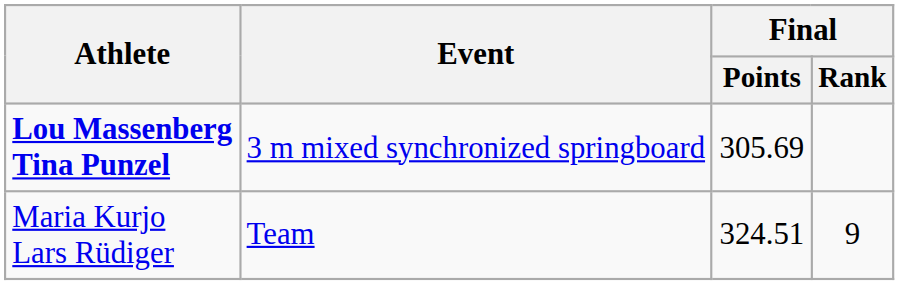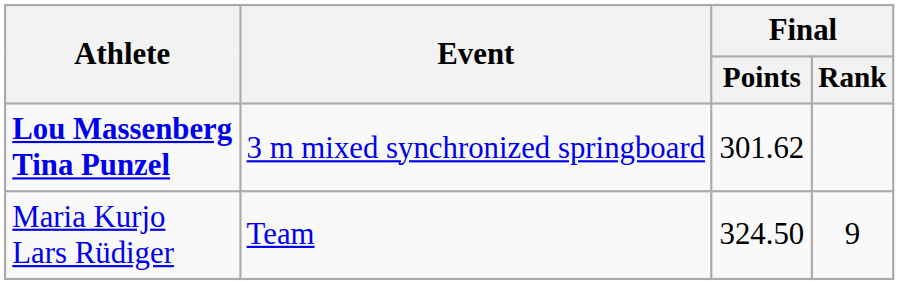(762, 147) 305.69 -> (762, 147) 301.62
(762, 234) 324.51 -> (762, 234) 324.50
